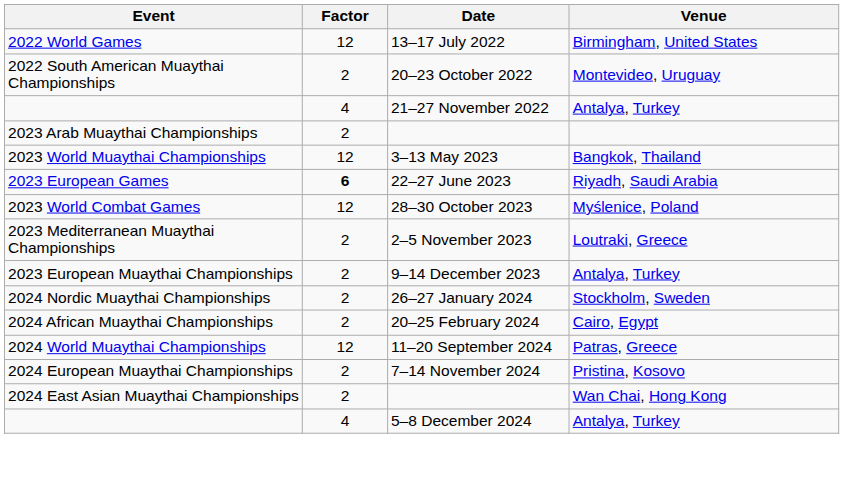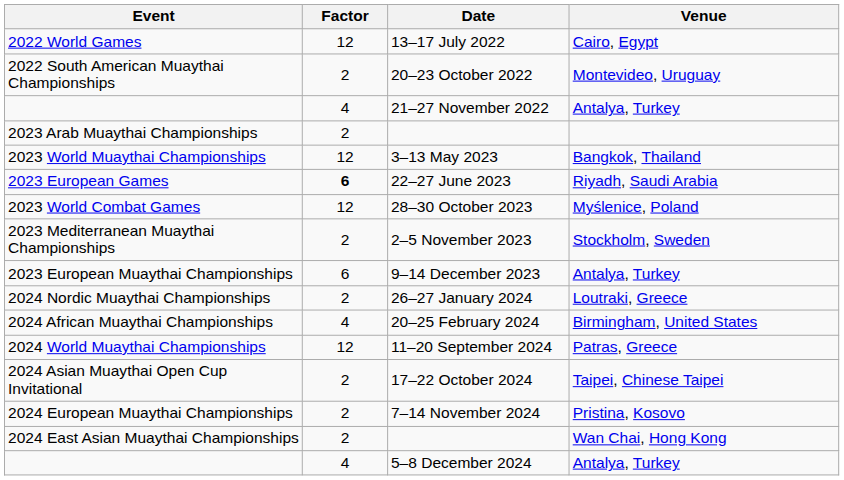(665, 41) Birmingham, United States -> (615, 41) Cairo, Egypt
(630, 239) Loutraki, Greece -> (641, 239) Stockholm, Sweden
(345, 273) 2 -> (345, 273) 6
(641, 297) Stockholm, Sweden -> (630, 297) Loutraki, Greece
(345, 322) 2 -> (345, 322) 4
(615, 322) Cairo, Egypt -> (665, 322) Birmingham, United States
+ row: (118, 380)
